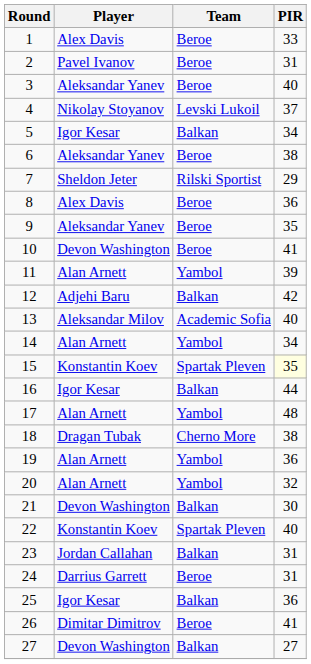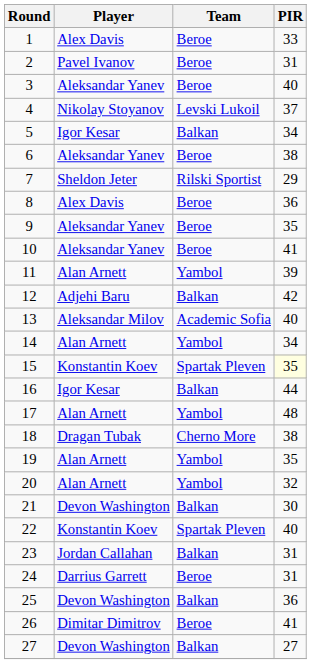(113, 249) Devon Washington -> (111, 249) Aleksandar Yanev
(290, 459) 36 -> (290, 459) 35
(88, 599) Igor Kesar -> (113, 599) Devon Washington
